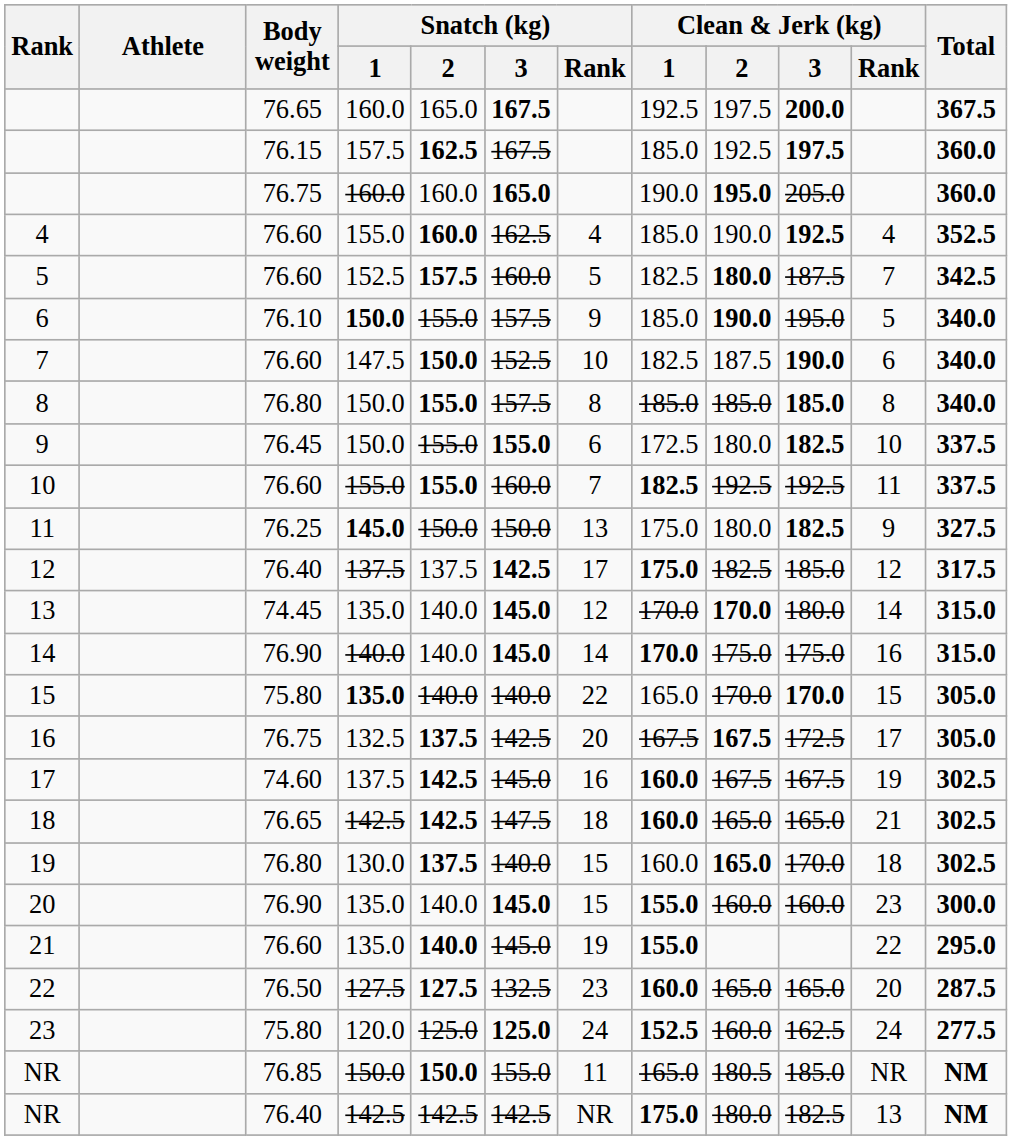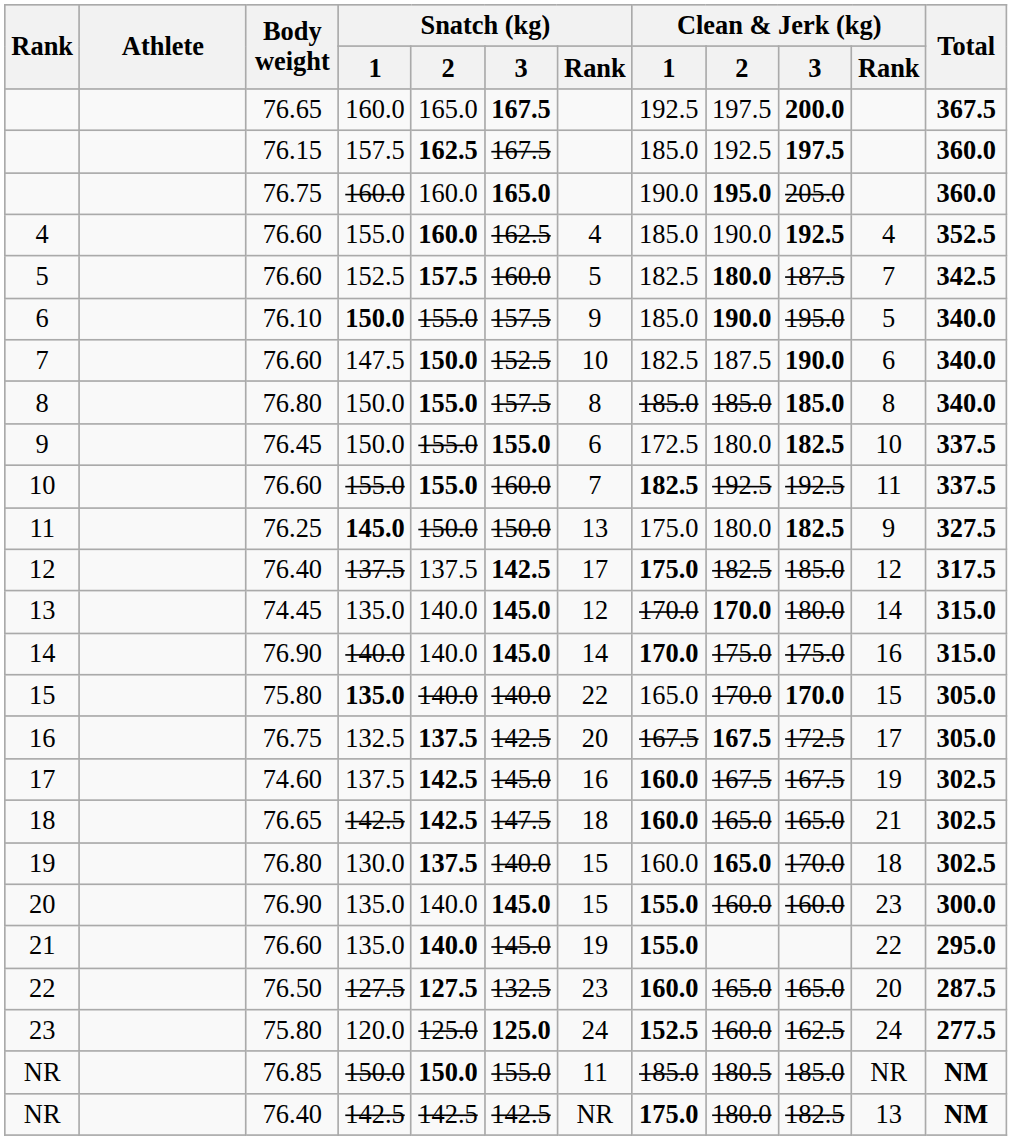(669, 1072) 165.0 -> (669, 1072) 185.0
